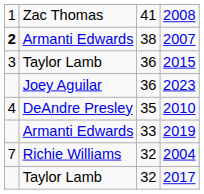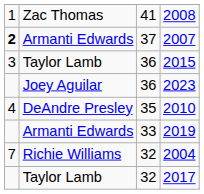(148, 39) 38 -> (148, 39) 37
